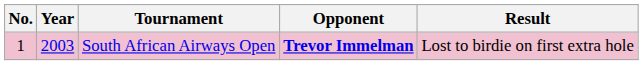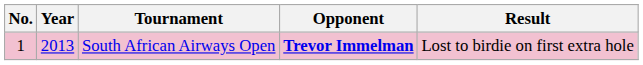(58, 46) 2003 -> (58, 46) 2013
